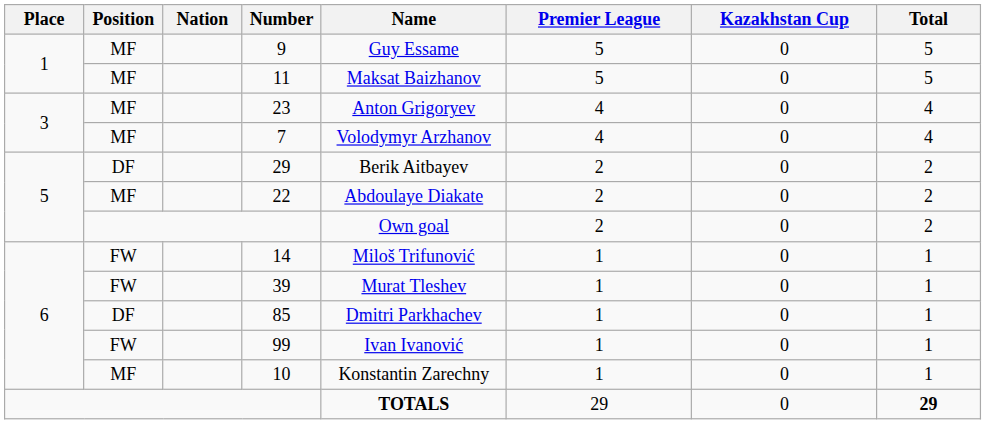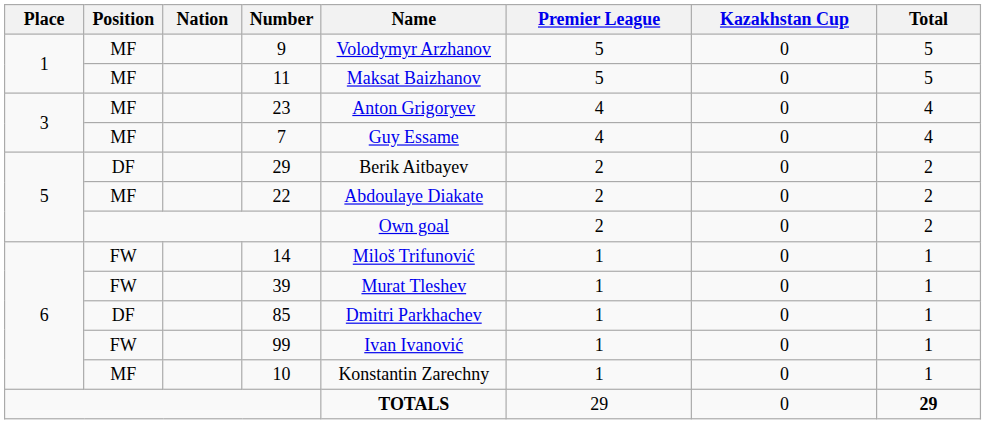(414, 49) Guy Essame -> (414, 49) Volodymyr Arzhanov
(414, 137) Volodymyr Arzhanov -> (414, 137) Guy Essame
